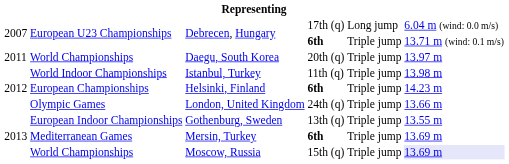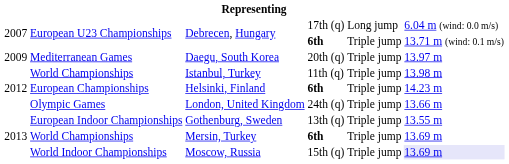(15, 57) 2011 -> (16, 57) 2009
(82, 57) World Championships -> (81, 57) Mediterranean Games
(98, 73) World Indoor Championships -> (82, 73) World Championships
(81, 136) Mediterranean Games -> (82, 136) World Championships
(82, 152) World Championships -> (98, 152) World Indoor Championships
